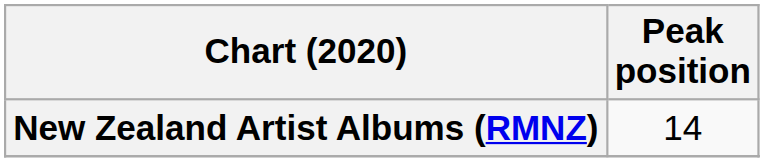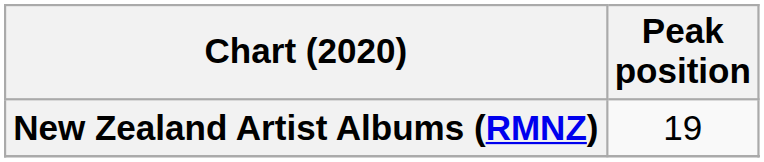(683, 127) 14 -> (683, 127) 19
